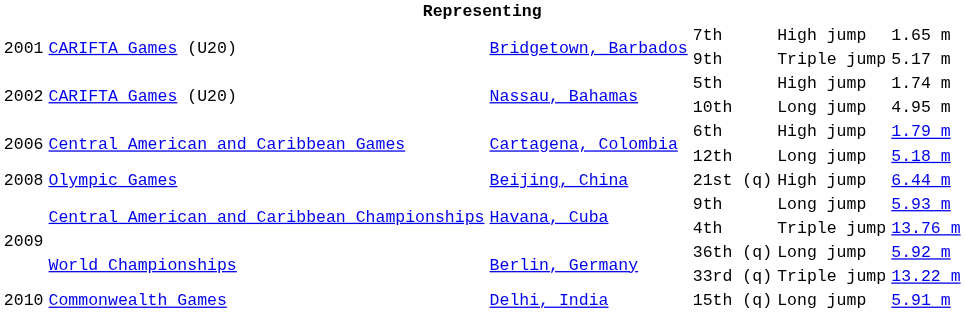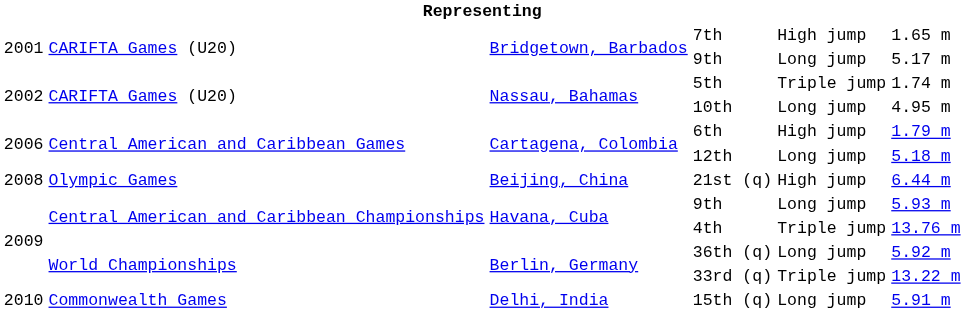(832, 60) Triple jump -> (822, 60) Long jump
(822, 84) High jump -> (832, 84) Triple jump
